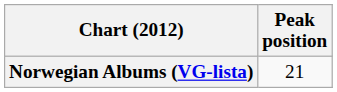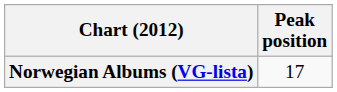(295, 71) 21 -> (295, 71) 17
